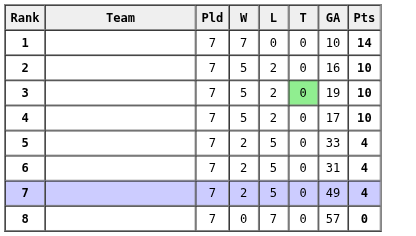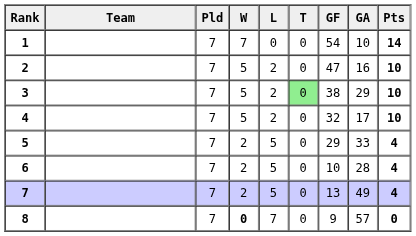+ column: (333, 17)
(333, 93) 19 -> (363, 93) 29
(333, 168) 31 -> (363, 168) 28
(244, 218) normal -> (244, 218) bold
